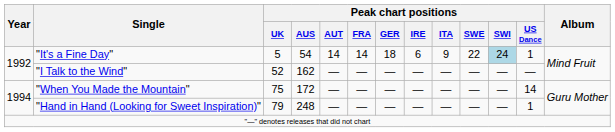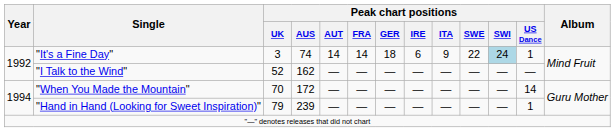(277, 55) 5 -> (277, 55) 3
(306, 55) 54 -> (306, 55) 74
(277, 89) 75 -> (277, 89) 70
(306, 106) 248 -> (306, 106) 239
